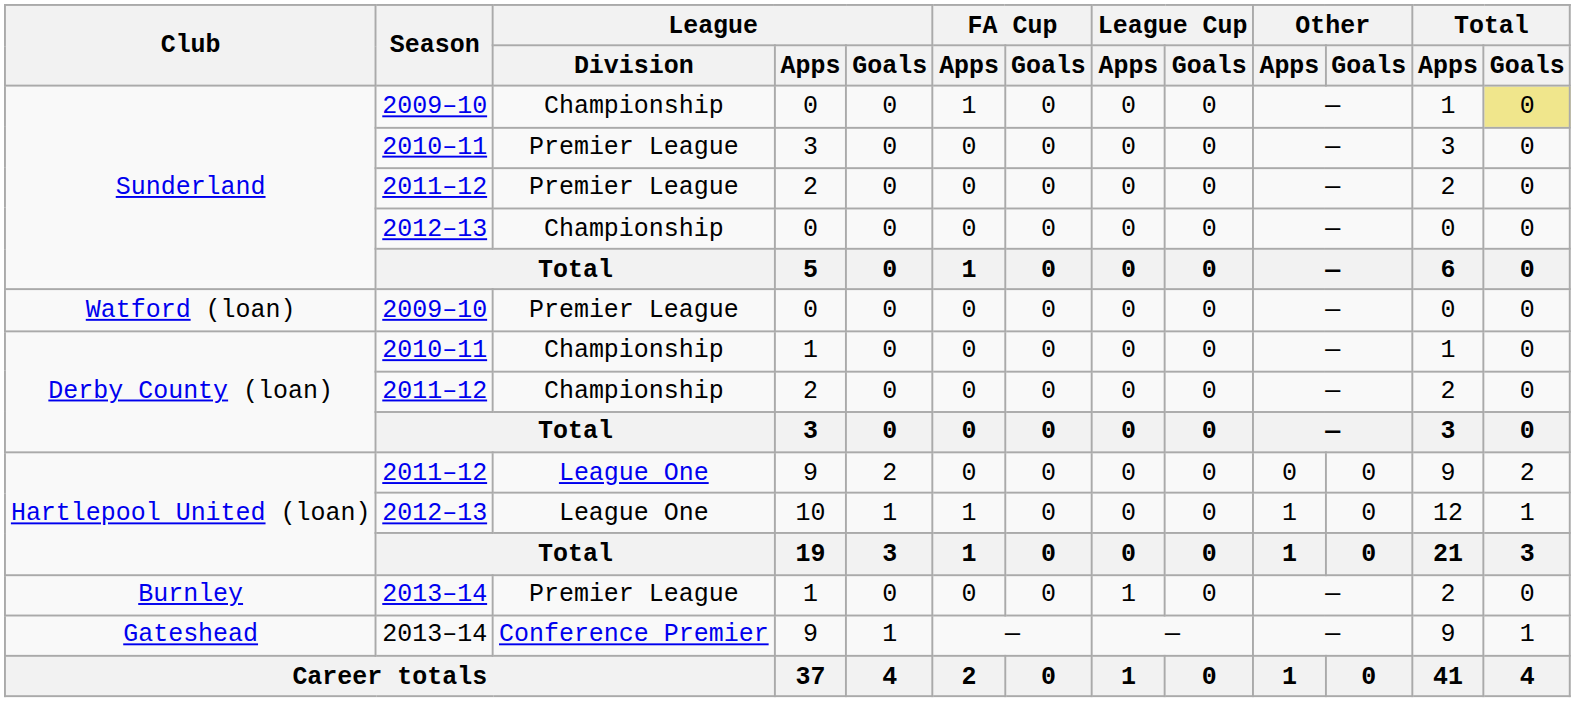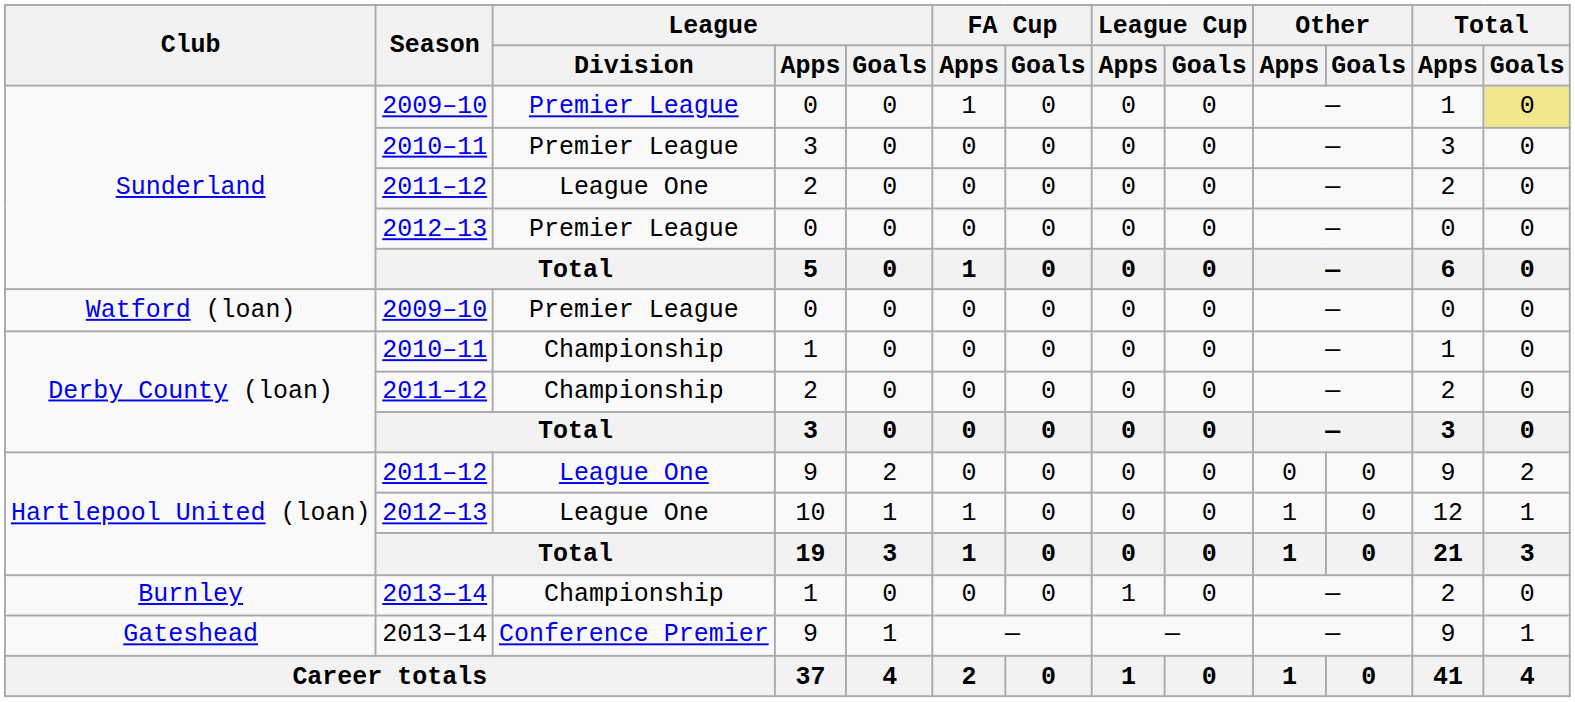(634, 107) Championship -> (634, 107) Premier League
(634, 188) Premier League -> (634, 188) League One
(634, 229) Championship -> (634, 229) Premier League
(634, 595) Premier League -> (634, 595) Championship
